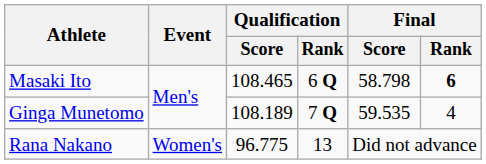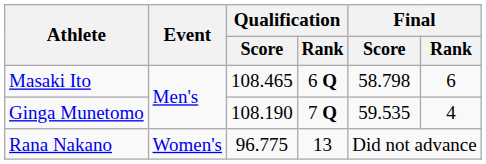(451, 81) bold -> (451, 81) normal
(262, 112) 108.189 -> (262, 112) 108.190
